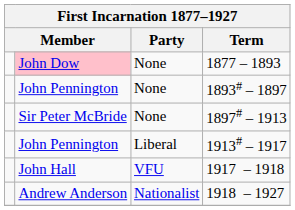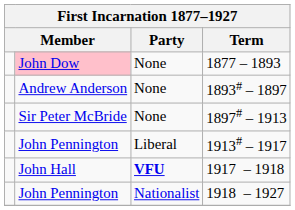(68, 89) John Pennington -> (73, 89) Andrew Anderson
(149, 169) normal -> (149, 169) bold
(73, 193) Andrew Anderson -> (68, 193) John Pennington
